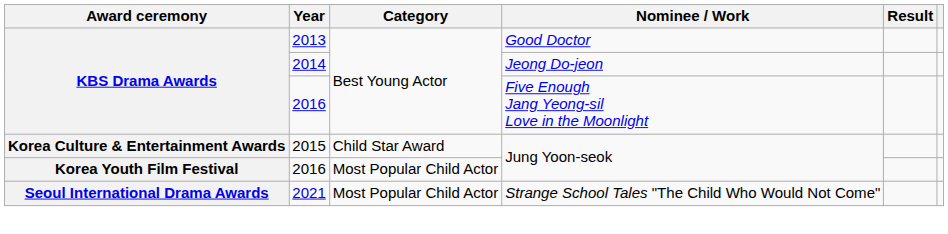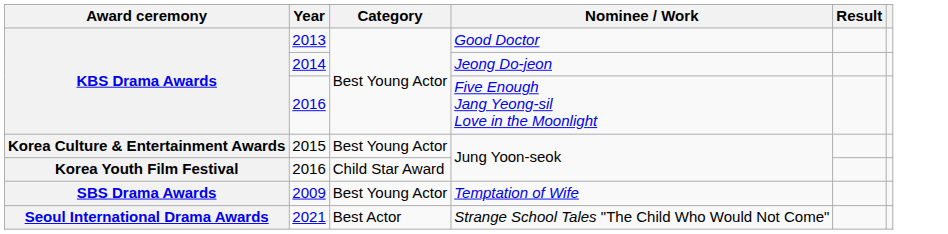(389, 145) Child Star Award -> (390, 145) Best Young Actor
(415, 169) Most Popular Child Actor -> (389, 169) Child Star Award
+ row: (309, 193)
(415, 193) Most Popular Child Actor -> (367, 217) Best Actor
